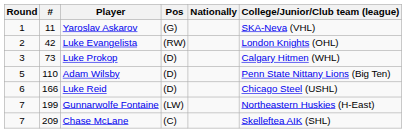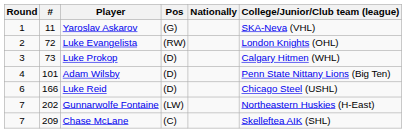(50, 43) 42 -> (50, 43) 72
(22, 74) 5 -> (22, 74) 4
(50, 74) 110 -> (50, 74) 101
(50, 105) 199 -> (50, 105) 202
